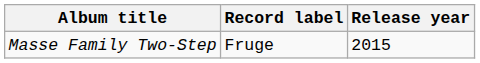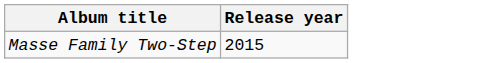- column: (284, 18)
